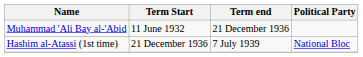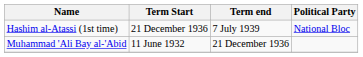rows swapped: (67, 28) <-> (62, 44)
